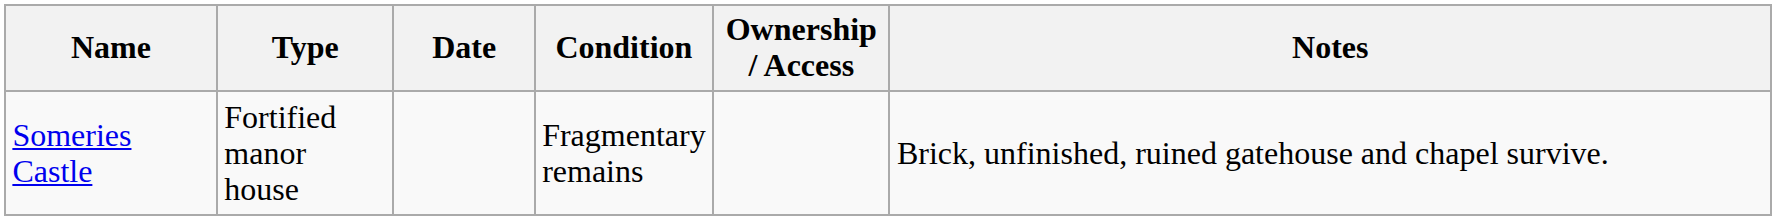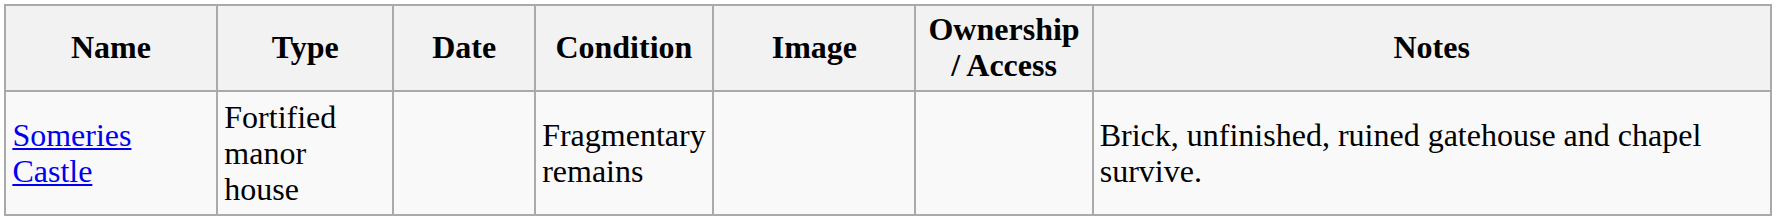+ column: (814, 47)
